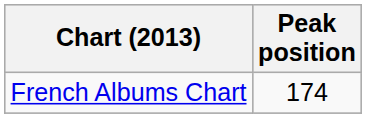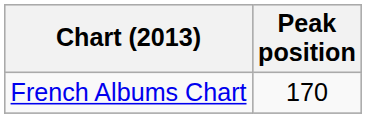(307, 92) 174 -> (307, 92) 170
